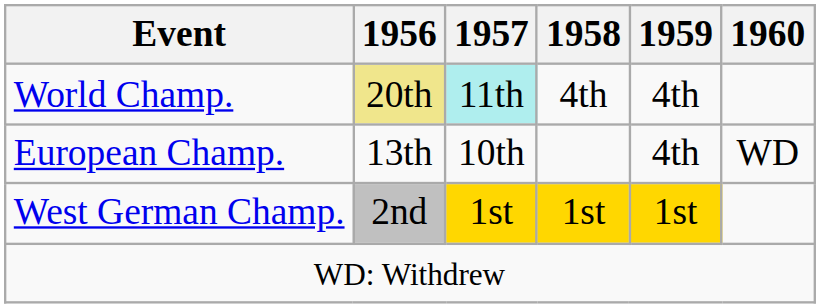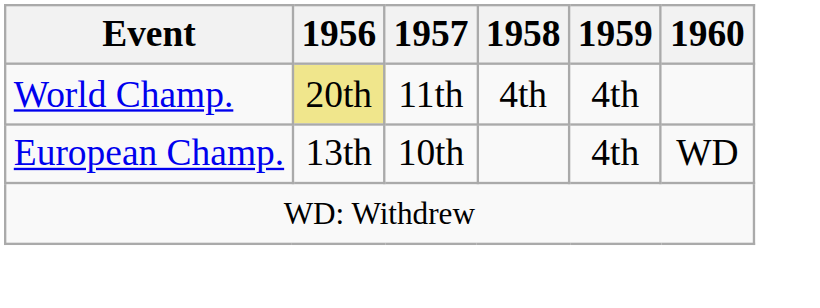(491, 93) paleturquoise background -> (431, 93) no background
- row: (179, 212)
